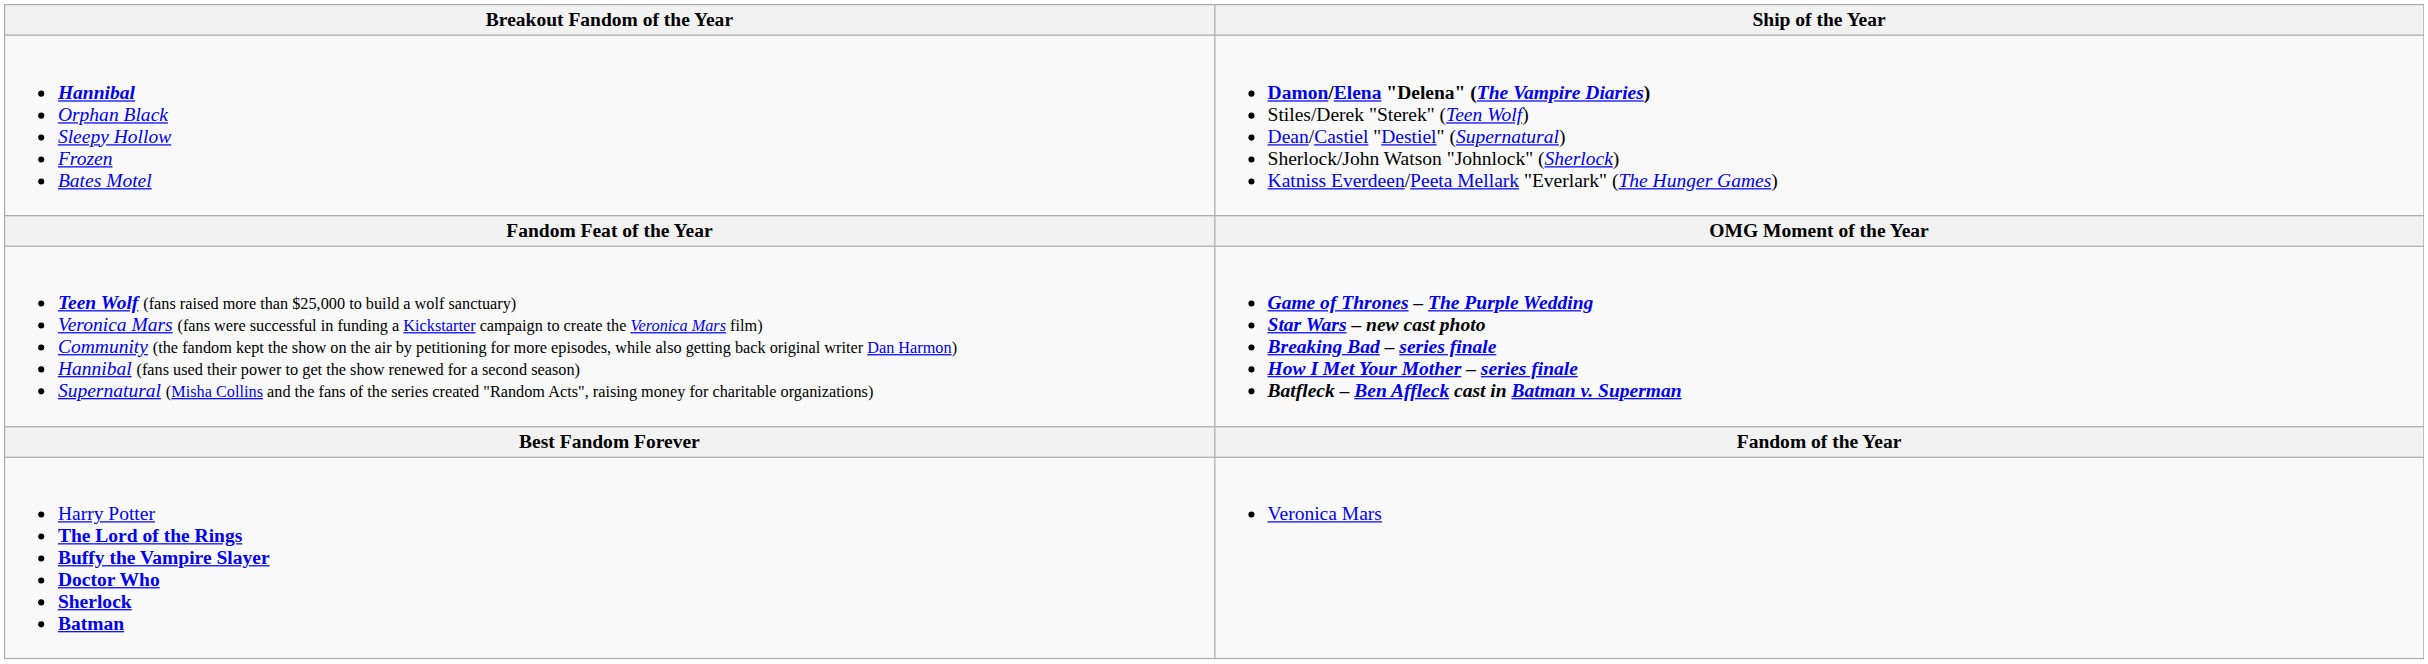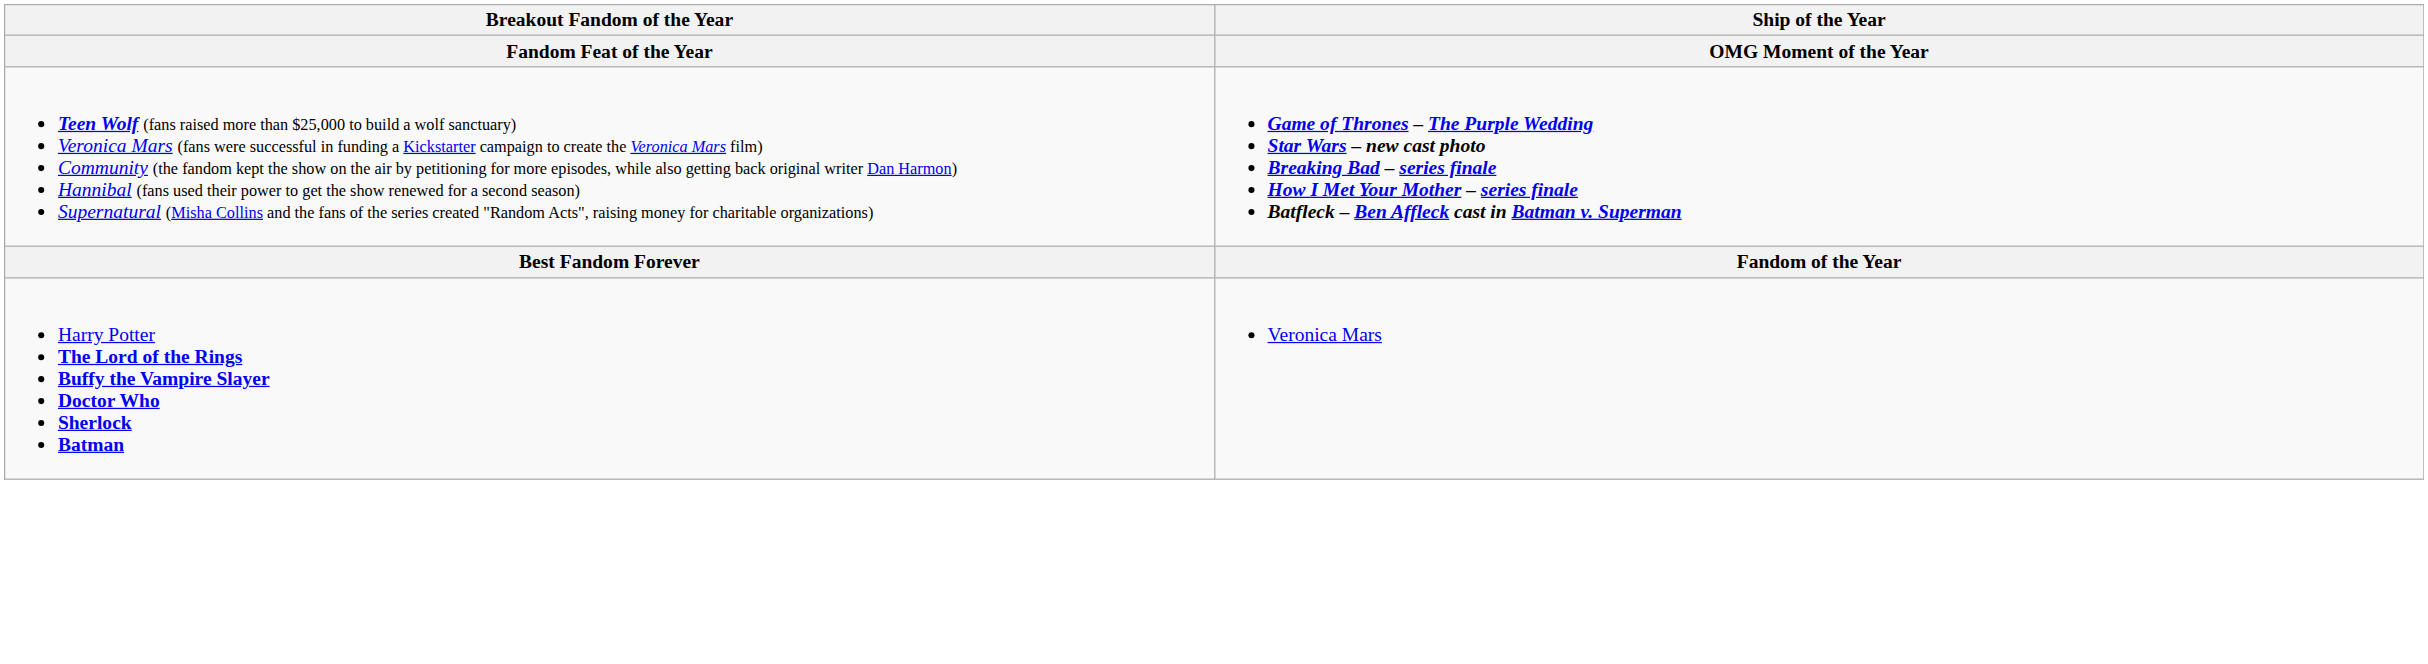- row: (609, 136)
